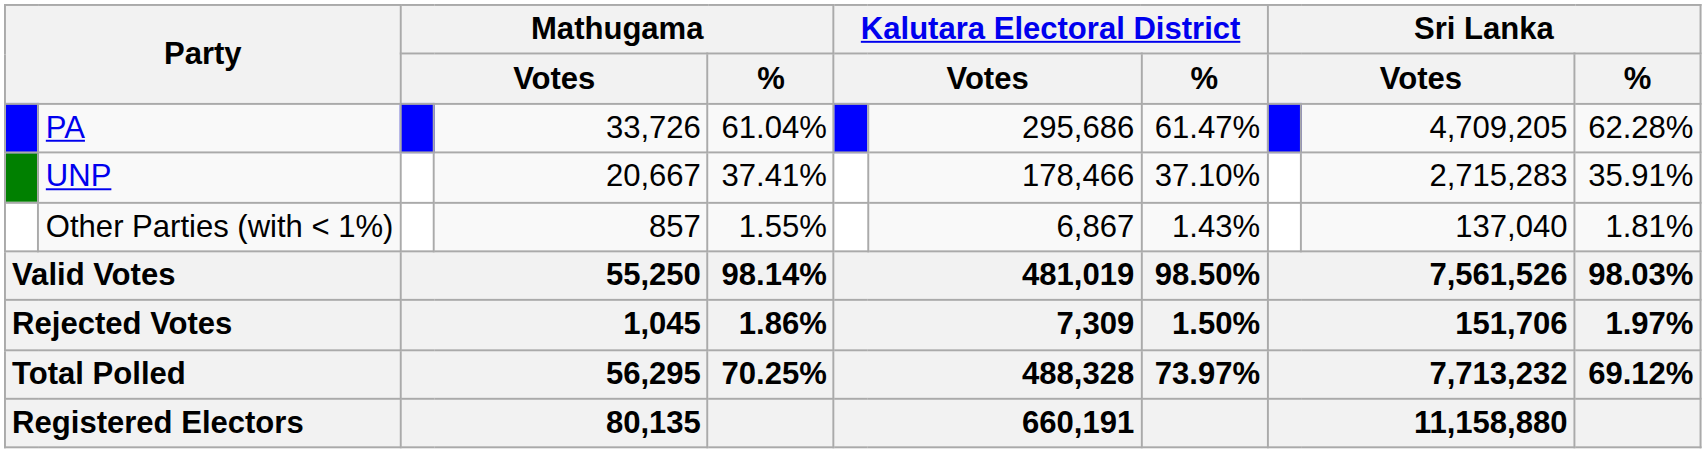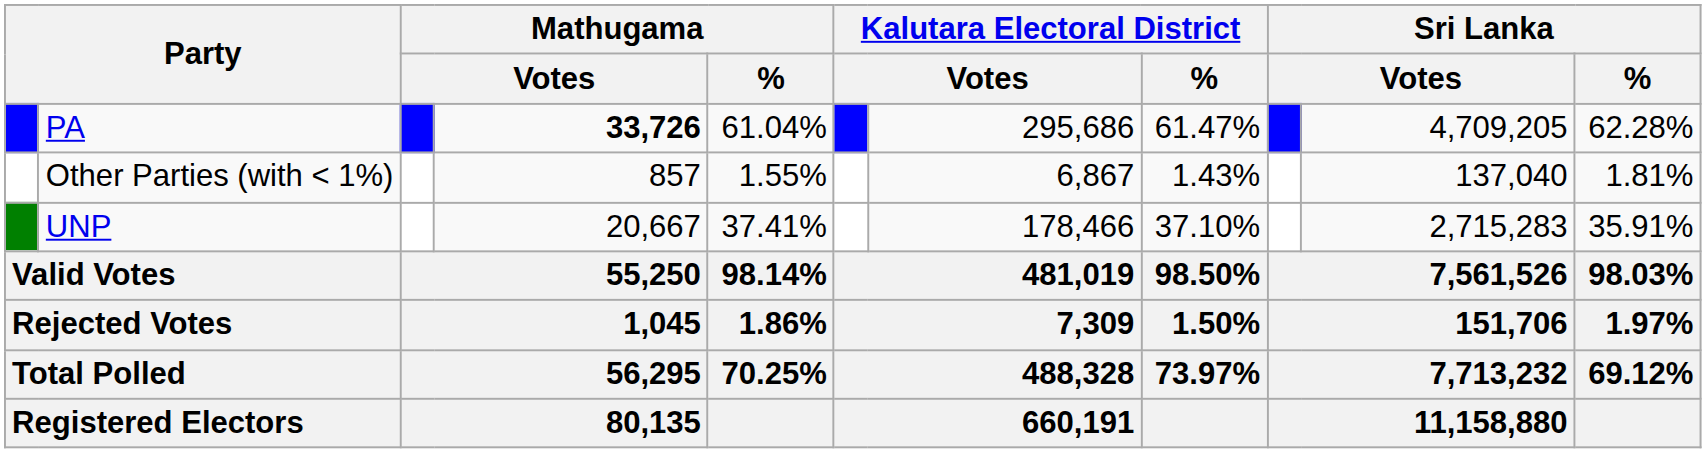(653, 127) normal -> (653, 127) bold
rows swapped: (79, 176) <-> (220, 226)
